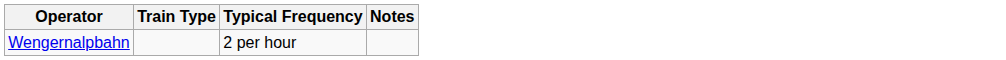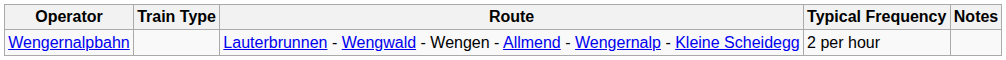+ column: (512, 17)
